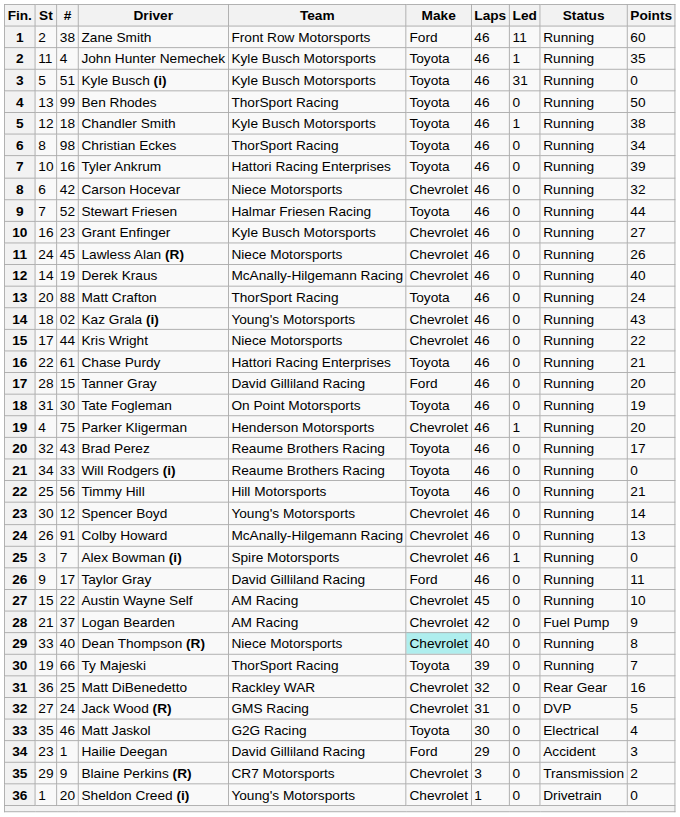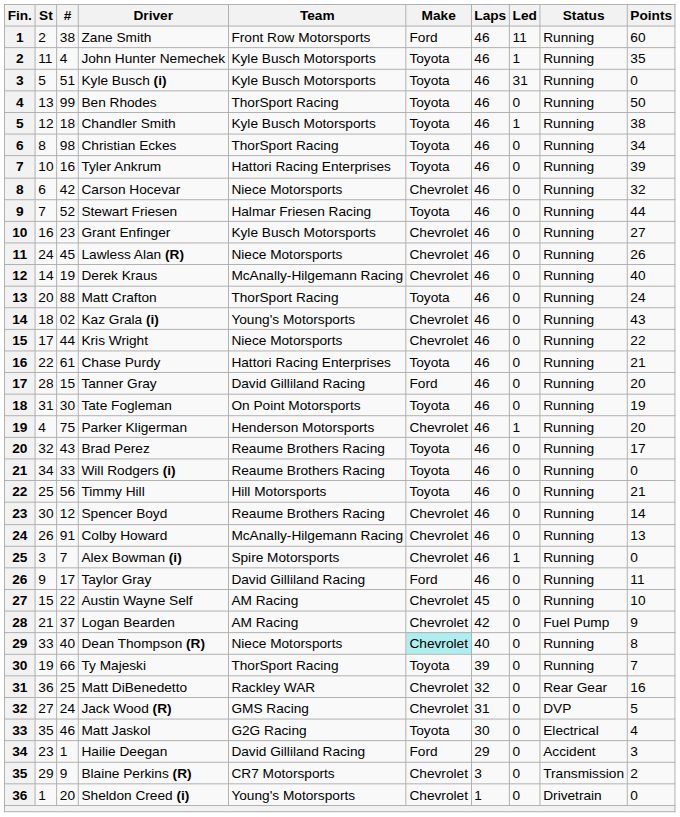(293, 514) Young's Motorsports -> (308, 514) Reaume Brothers Racing
